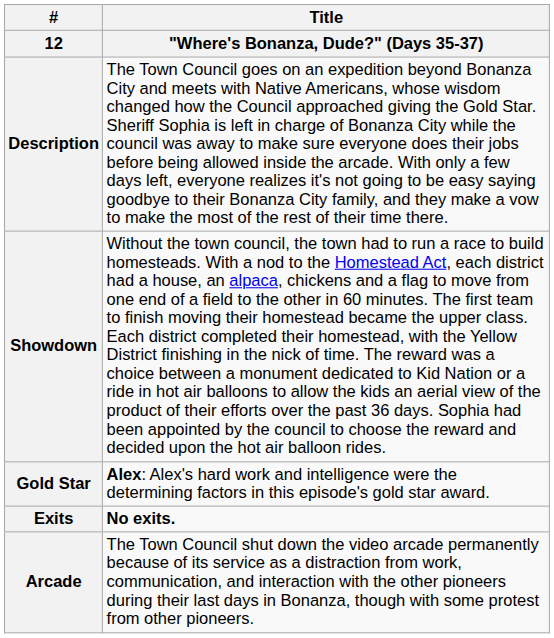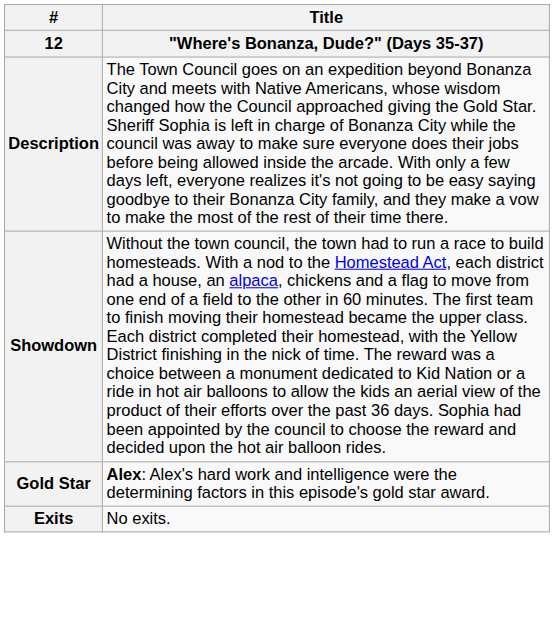(141, 519) bold -> (139, 519) normal
- row: (54, 582)
